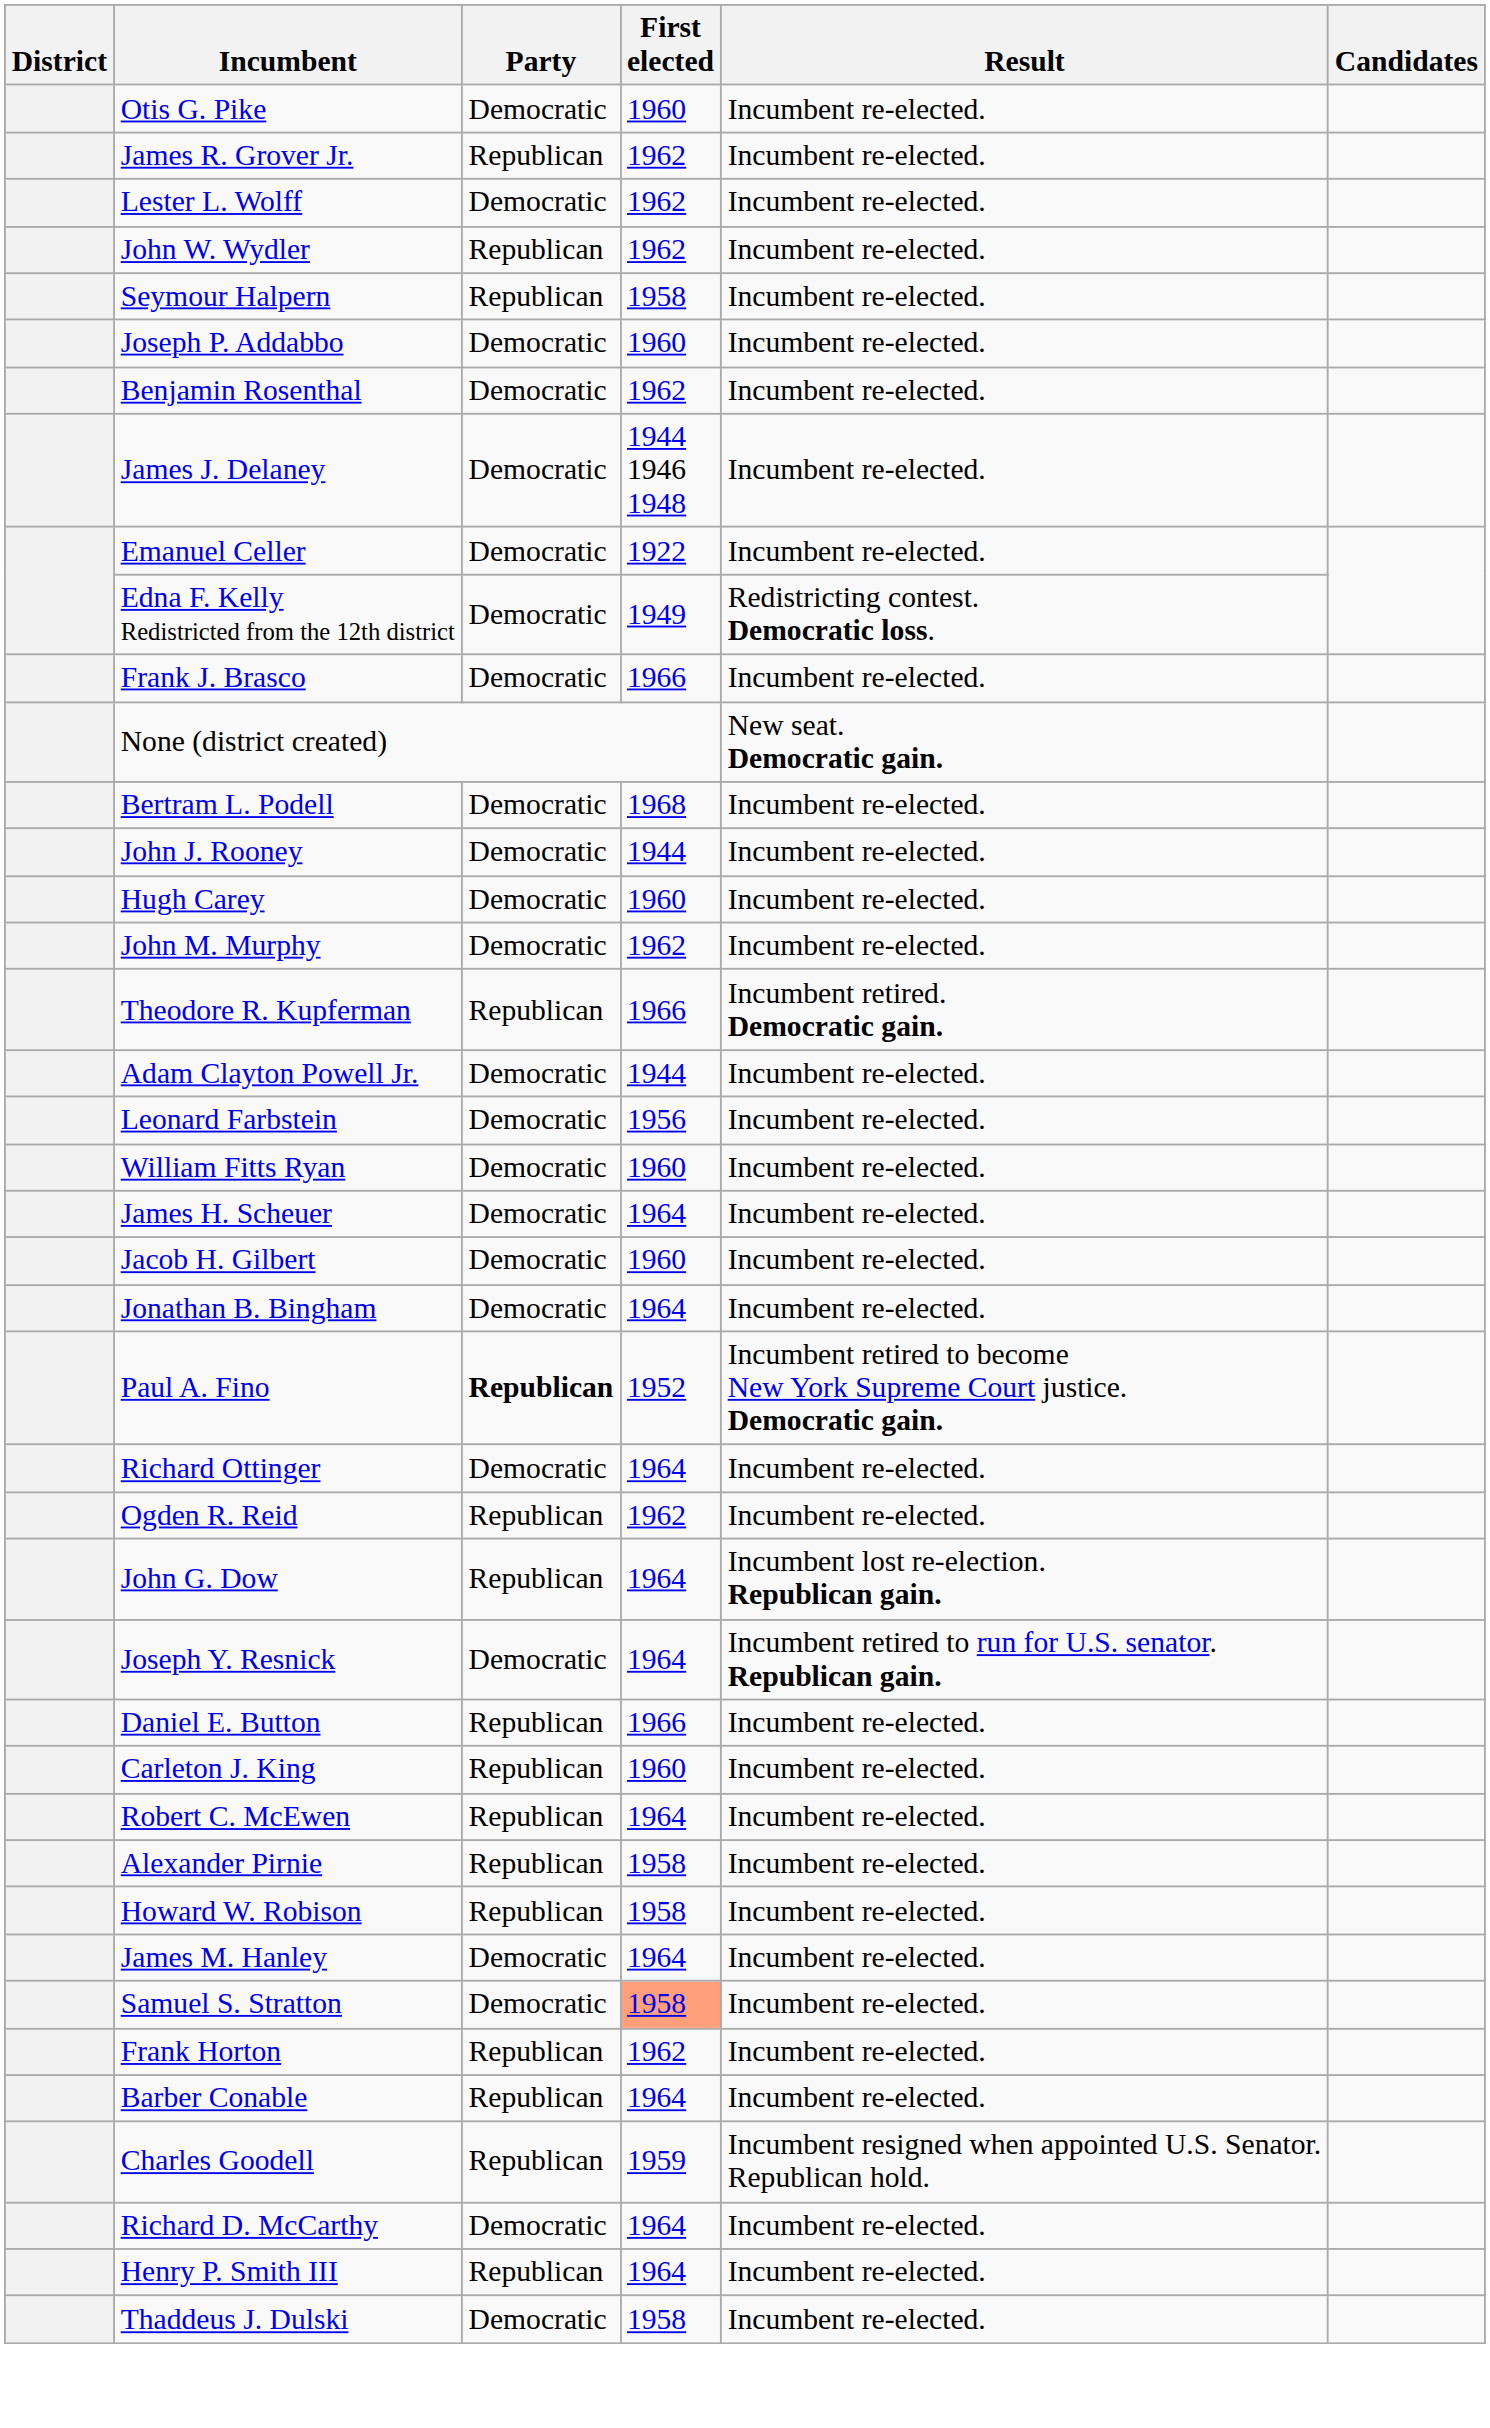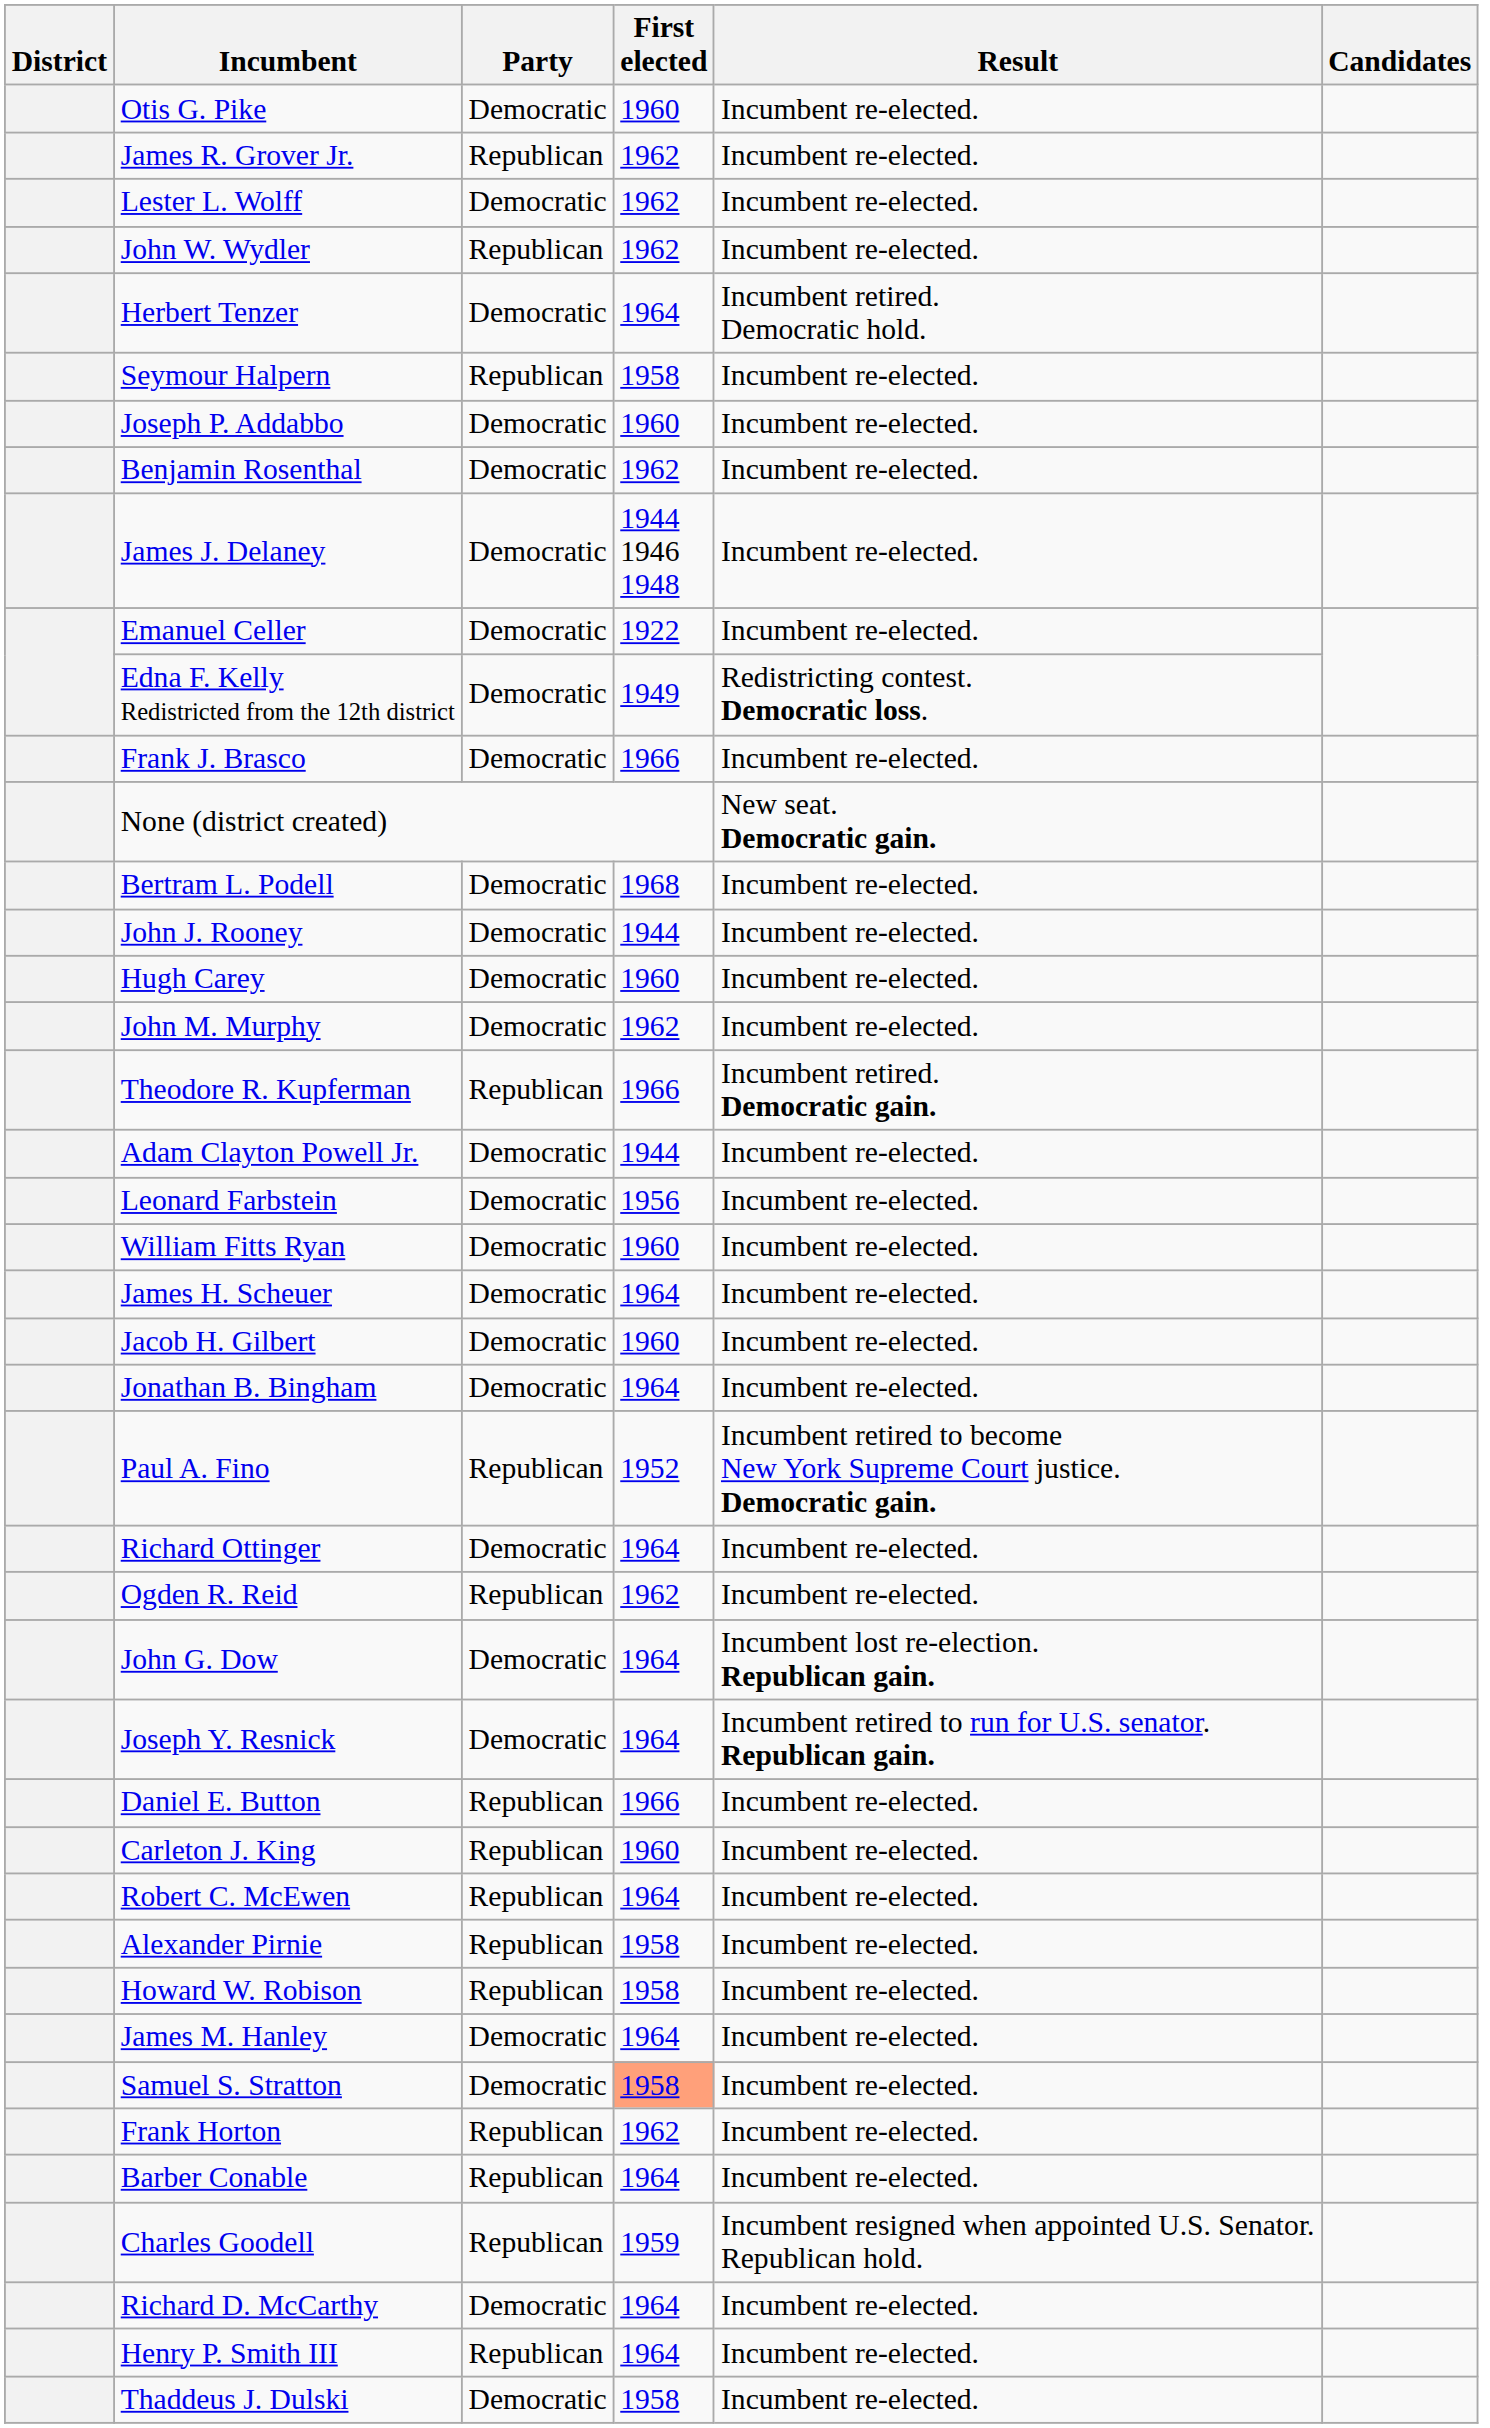+ row: (209, 312)
(541, 1387) bold -> (536, 1467) normal
(536, 1578) Republican -> (538, 1658) Democratic
